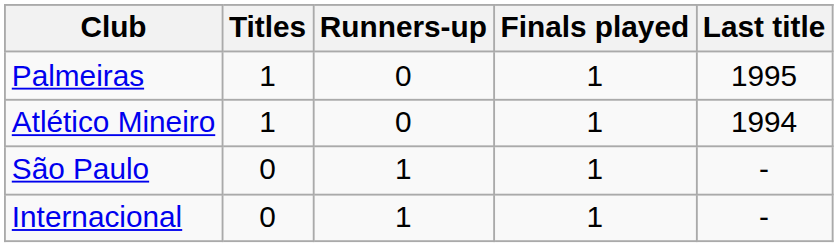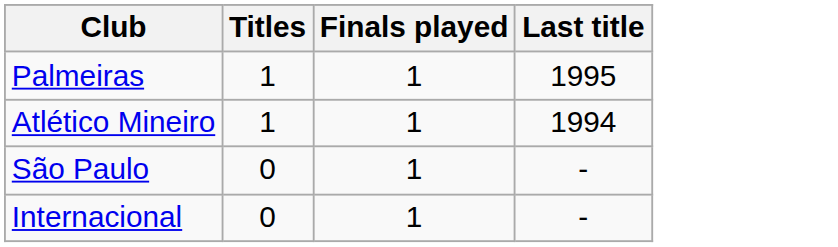- column: (403, 28)
